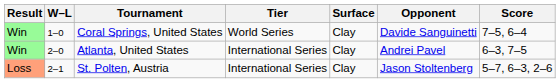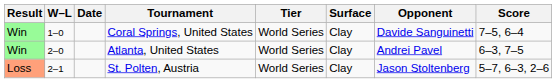+ column: (90, 13)
(277, 50) International Series -> (291, 50) World Series
(277, 68) International Series -> (291, 68) World Series
